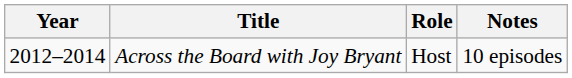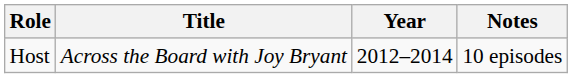columns swapped: (57, 21) <-> (432, 21)
